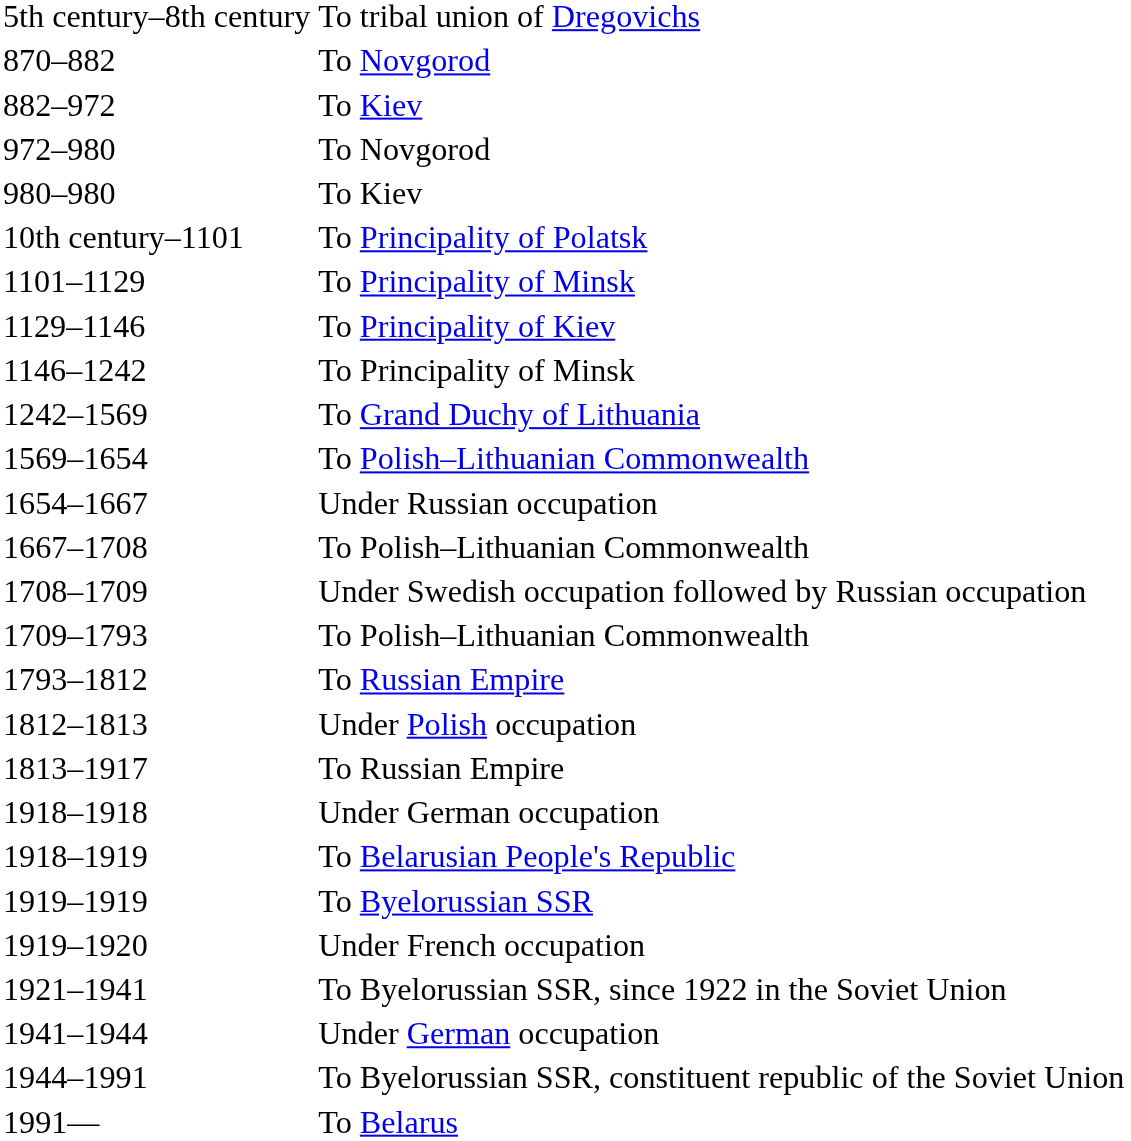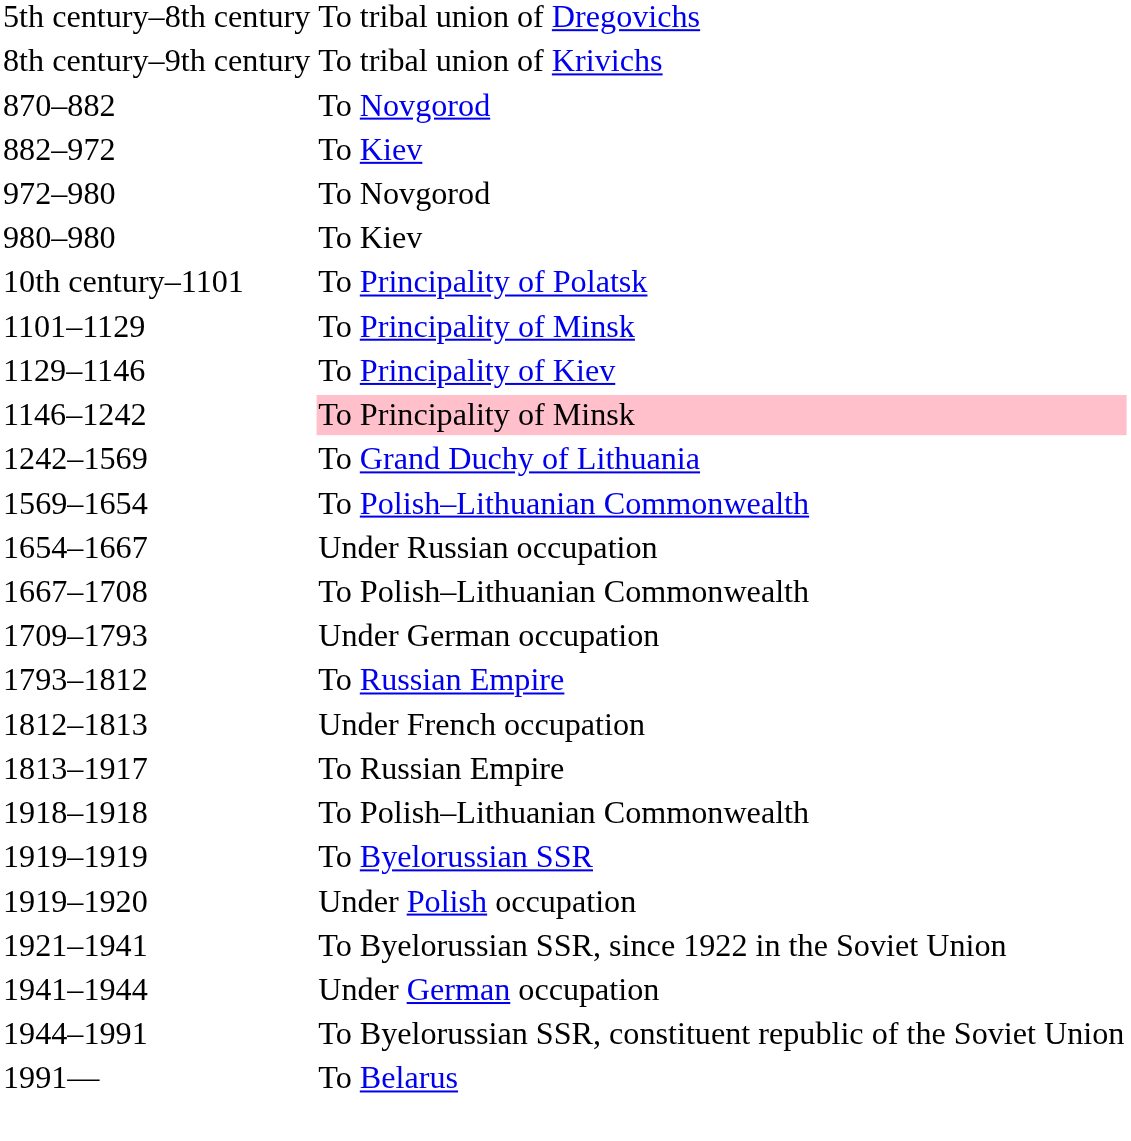+ row: (157, 60)
(477, 370) no background -> (477, 414) pink background
- row: (75, 591)
(564, 635) To Polish–Lithuanian Commonwealth -> (489, 635) Under German occupation
(477, 724) Under Polish occupation -> (482, 724) Under French occupation
(489, 812) Under German occupation -> (564, 812) To Polish–Lithuanian Commonwealth
- row: (75, 856)
(482, 945) Under French occupation -> (477, 901) Under Polish occupation
